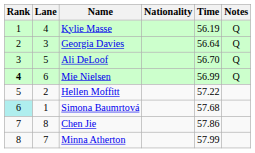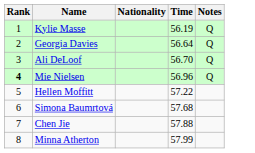- column: (46, 12)
(208, 76) 56.99 -> (182, 76) 56.96
(18, 108) paleturquoise background -> (18, 108) no background
(208, 124) 57.86 -> (182, 124) 57.88
